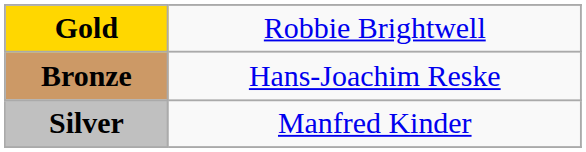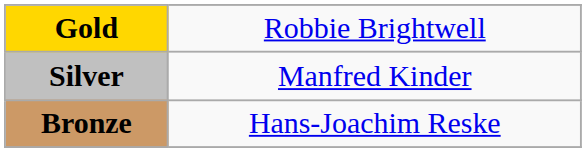rows swapped: (86, 123) <-> (86, 75)
